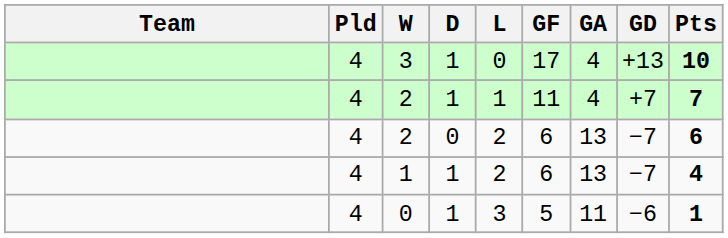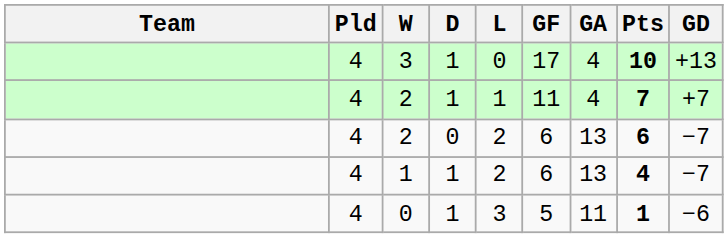columns swapped: (643, 24) <-> (696, 24)
